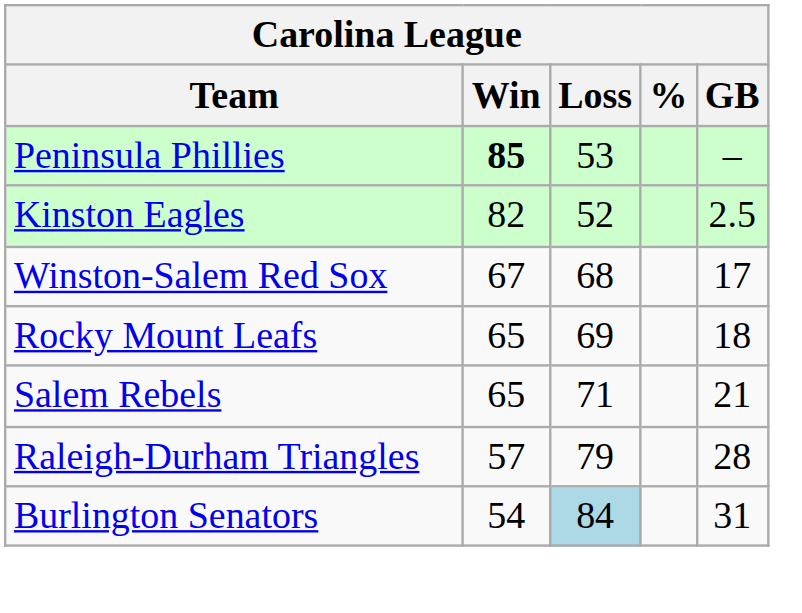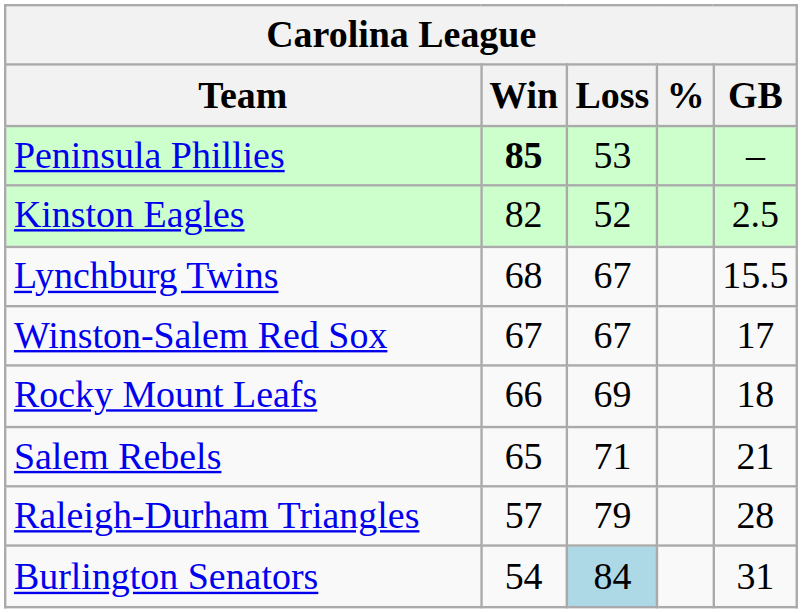+ row: (146, 275)
(595, 275) 68 -> (612, 335) 67
(506, 335) 65 -> (524, 395) 66
